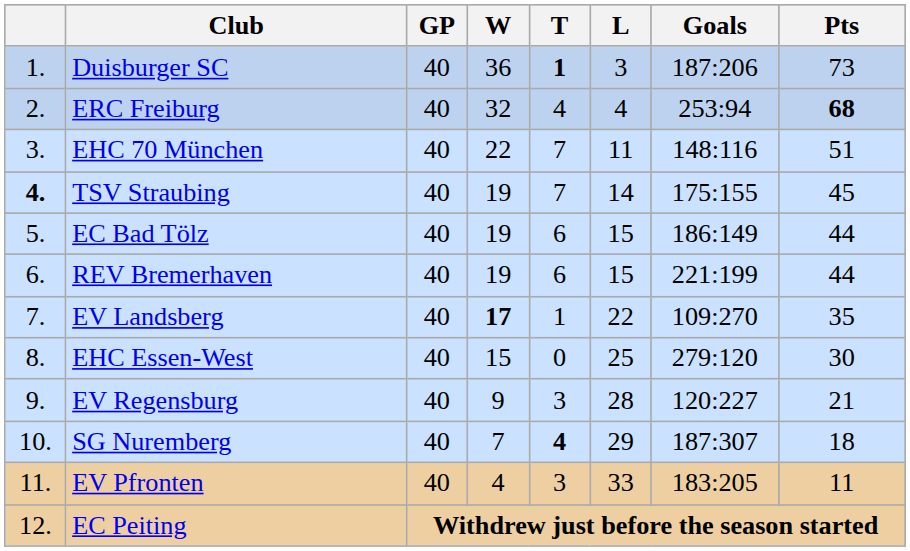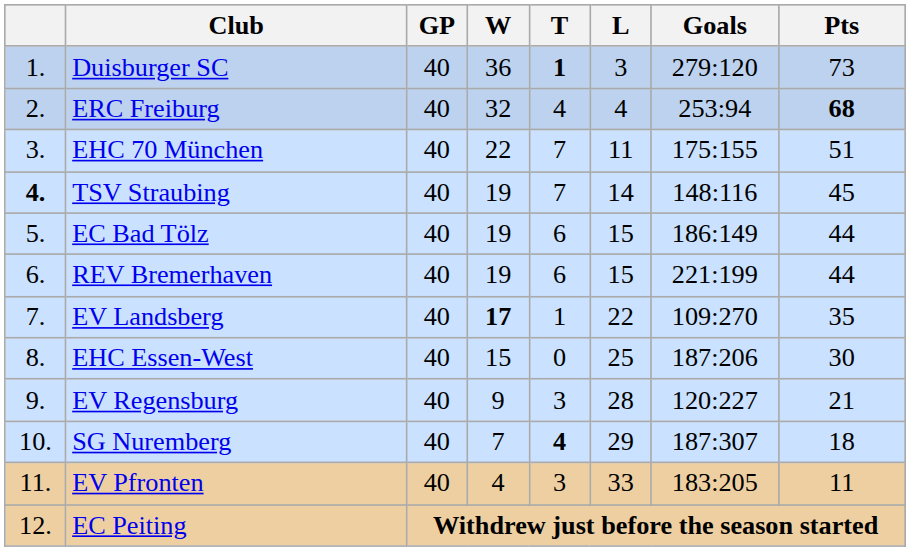(715, 66) 187:206 -> (715, 66) 279:120
(715, 150) 148:116 -> (715, 150) 175:155
(715, 191) 175:155 -> (715, 191) 148:116
(715, 358) 279:120 -> (715, 358) 187:206
